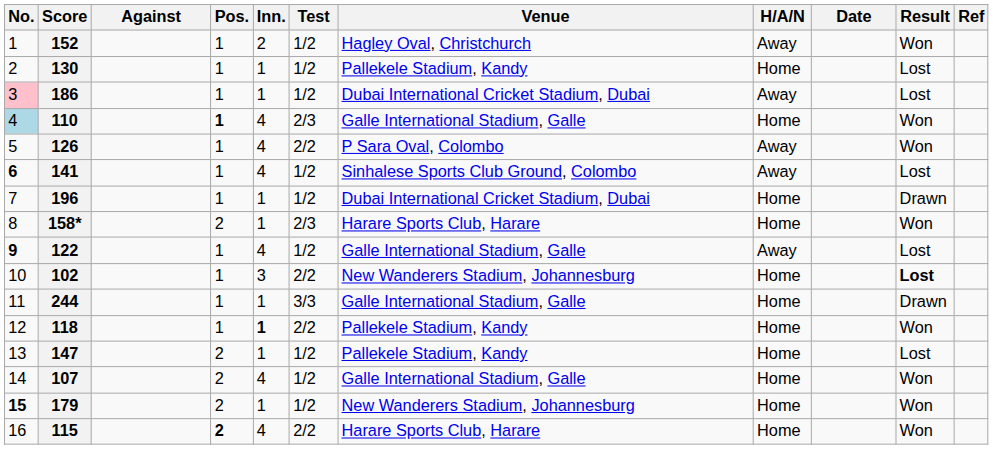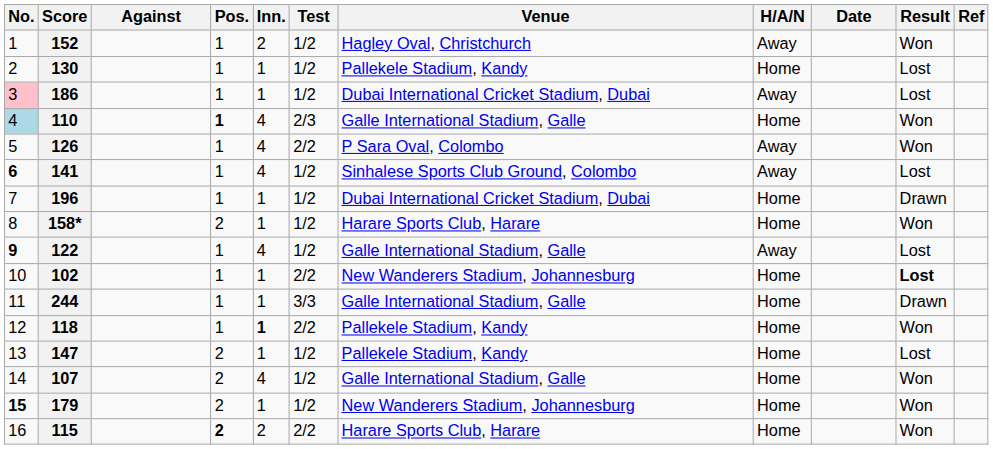(305, 224) 2/3 -> (305, 224) 1/2
(261, 276) 3 -> (261, 276) 1
(261, 431) 4 -> (261, 431) 2
